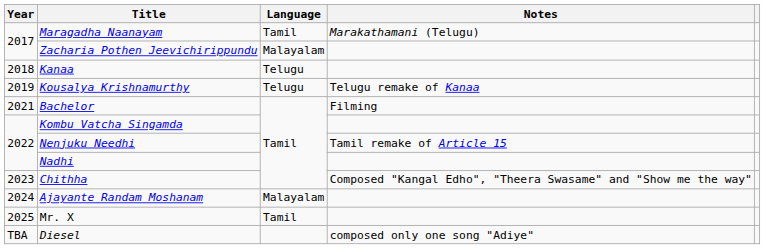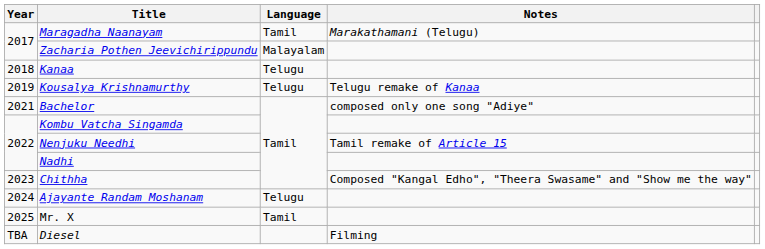(354, 106) Filming -> (432, 106) composed only one song "Adiye"
(294, 198) Malayalam -> (283, 198) Telugu
(432, 235) composed only one song "Adiye" -> (354, 235) Filming
